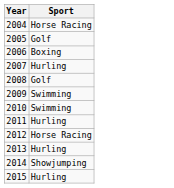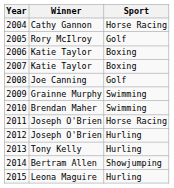+ column: (66, 11)
(49, 66) Hurling -> (121, 66) Boxing
(49, 121) Hurling -> (136, 121) Horse Racing
(61, 135) Horse Racing -> (124, 135) Hurling
